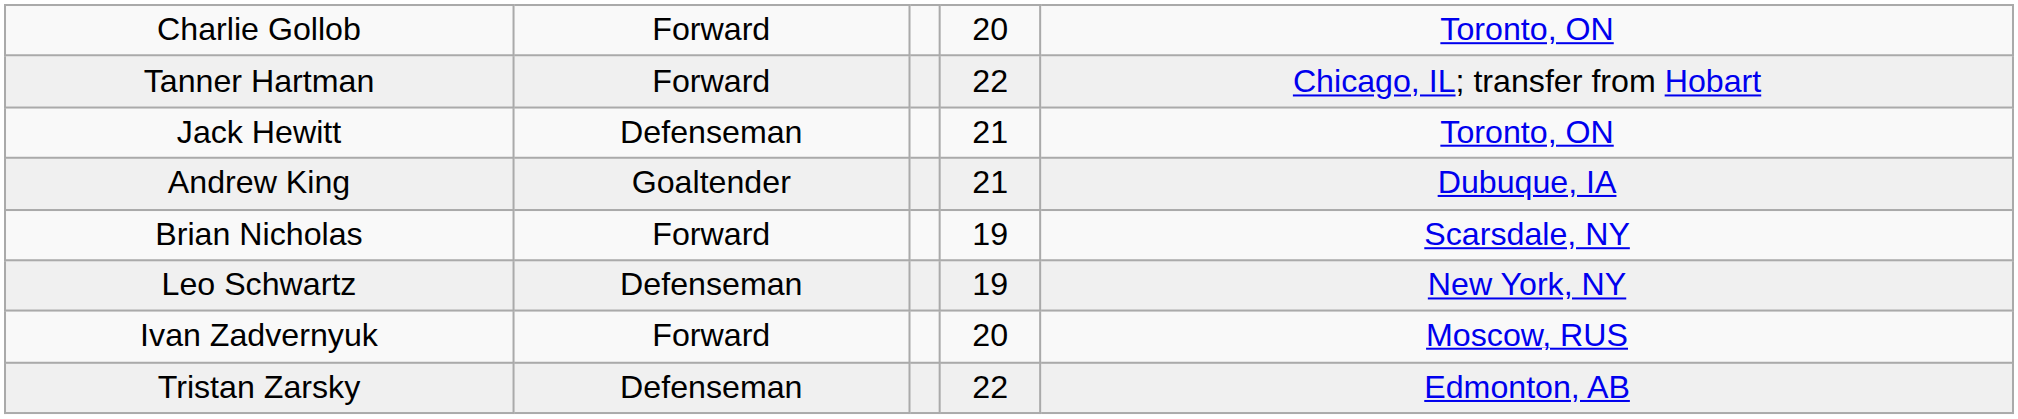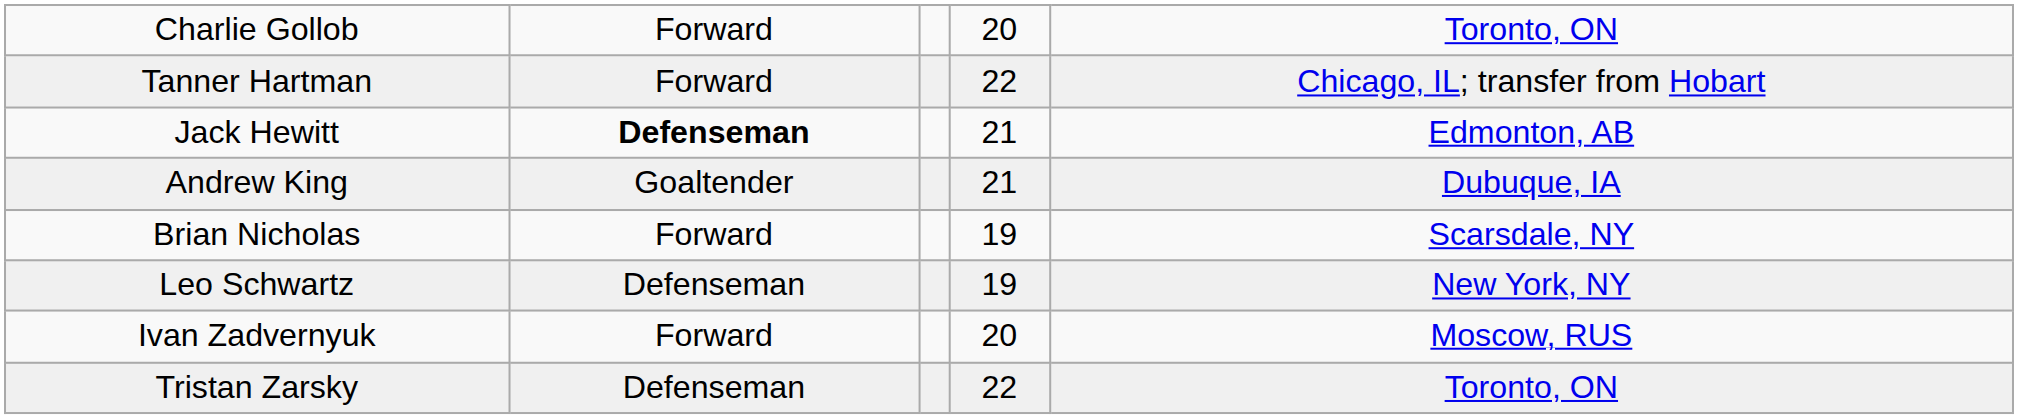(711, 132) normal -> (714, 132) bold
(1527, 132) Toronto, ON -> (1531, 132) Edmonton, AB
(1527, 387) Edmonton, AB -> (1531, 387) Toronto, ON
